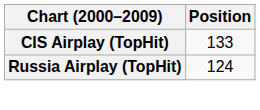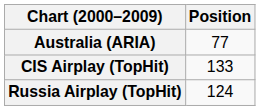+ row: (95, 42)
